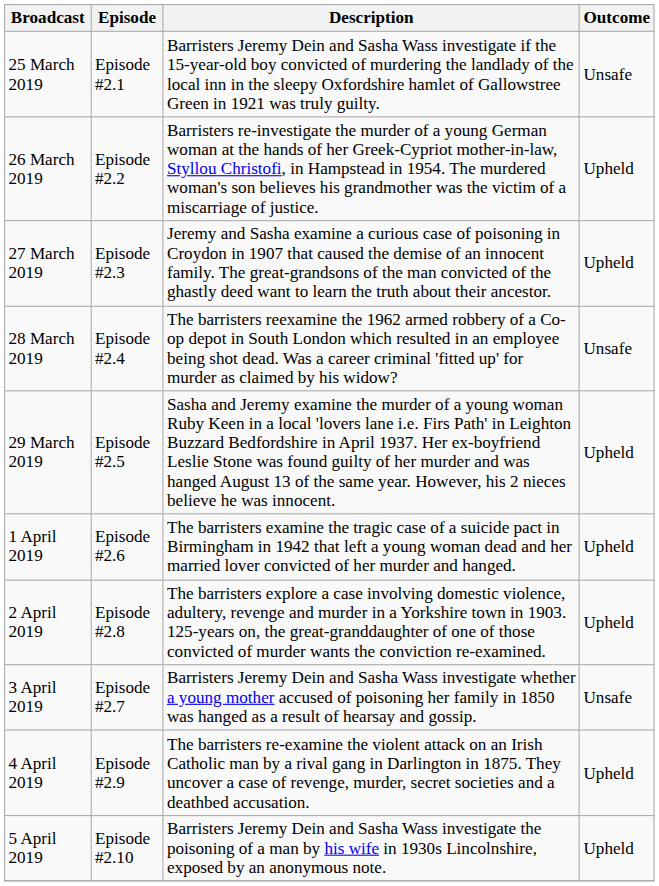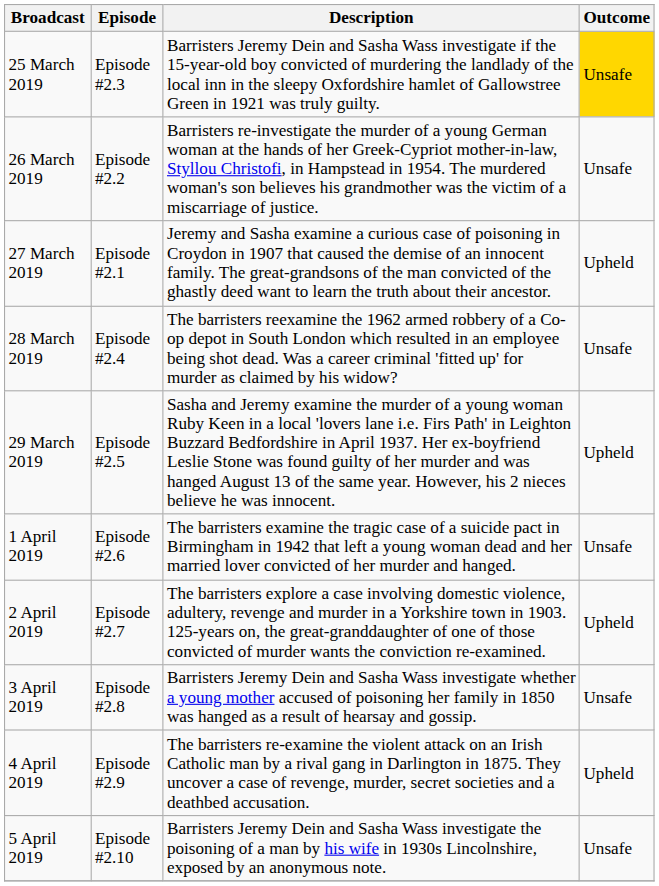(123, 74) Episode #2.1 -> (123, 74) Episode #2.3
(608, 74) no background -> (608, 74) gold background
(609, 168) Upheld -> (608, 168) Unsafe
(123, 263) Episode #2.3 -> (123, 263) Episode #2.1
(609, 546) Upheld -> (608, 546) Unsafe
(123, 622) Episode #2.8 -> (123, 622) Episode #2.7
(123, 697) Episode #2.7 -> (123, 697) Episode #2.8
(609, 848) Upheld -> (608, 848) Unsafe
